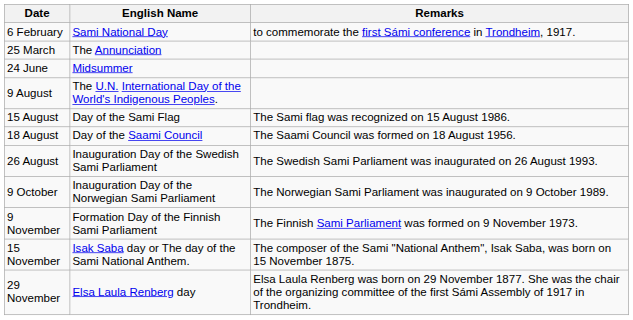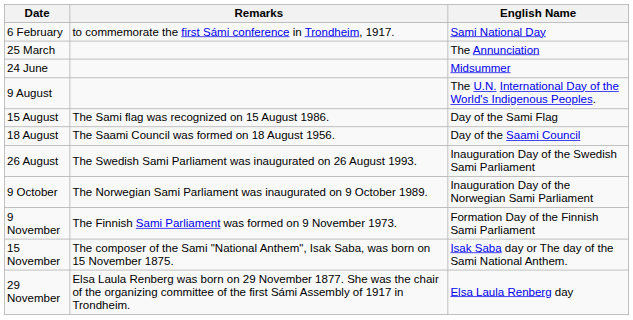columns swapped: (160, 13) <-> (440, 13)
